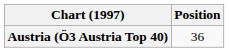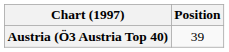(197, 36) 36 -> (197, 36) 39
